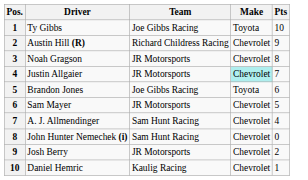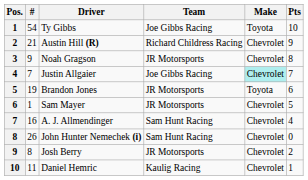+ column: (32, 12)
(161, 74) JR Motorsports -> (179, 74) Joe Gibbs Racing
(165, 90) Joe Gibbs Racing -> (175, 90) JR Motorsports
